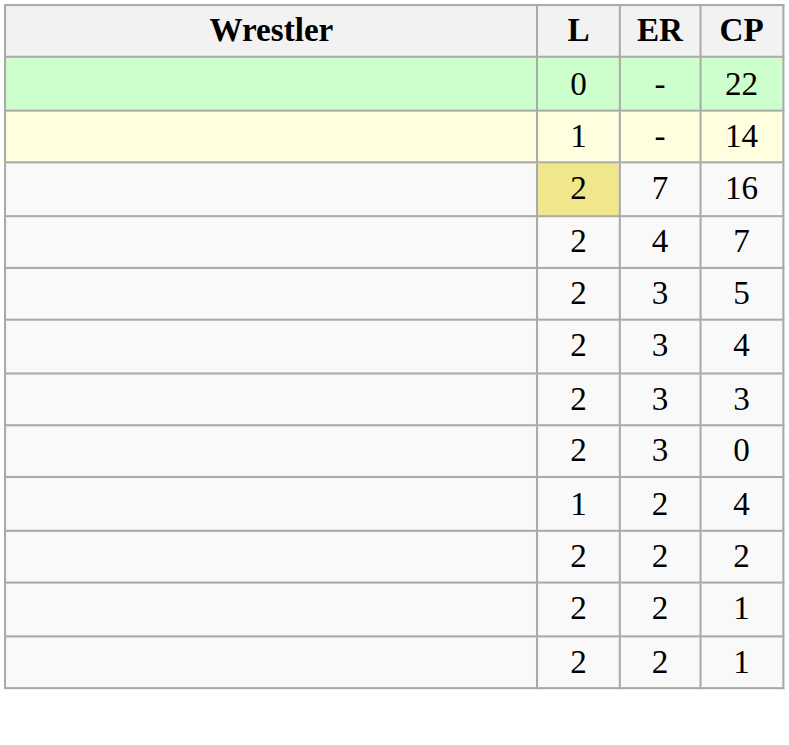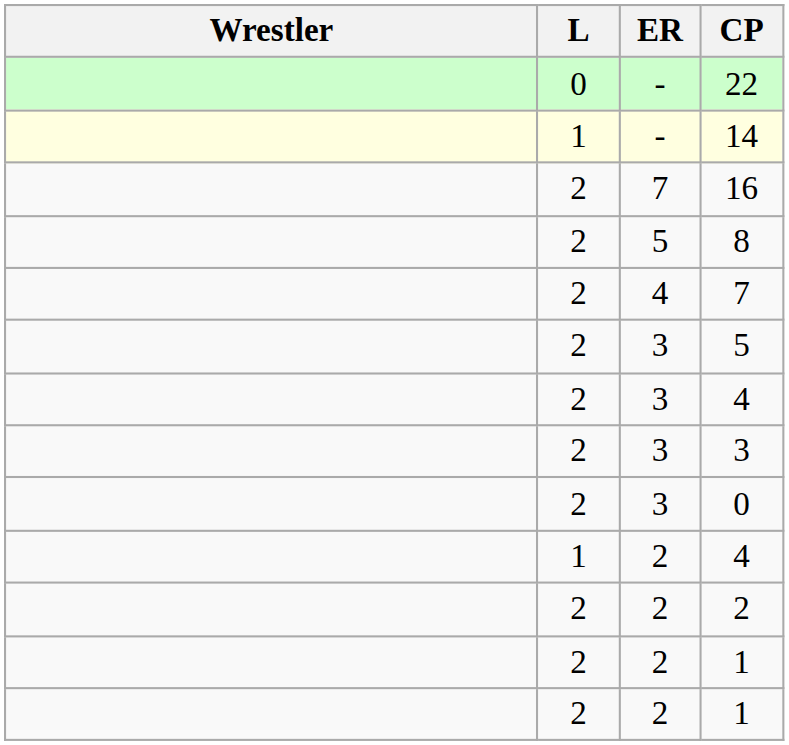(579, 188) khaki background -> (579, 188) no background
+ row: (660, 240)
